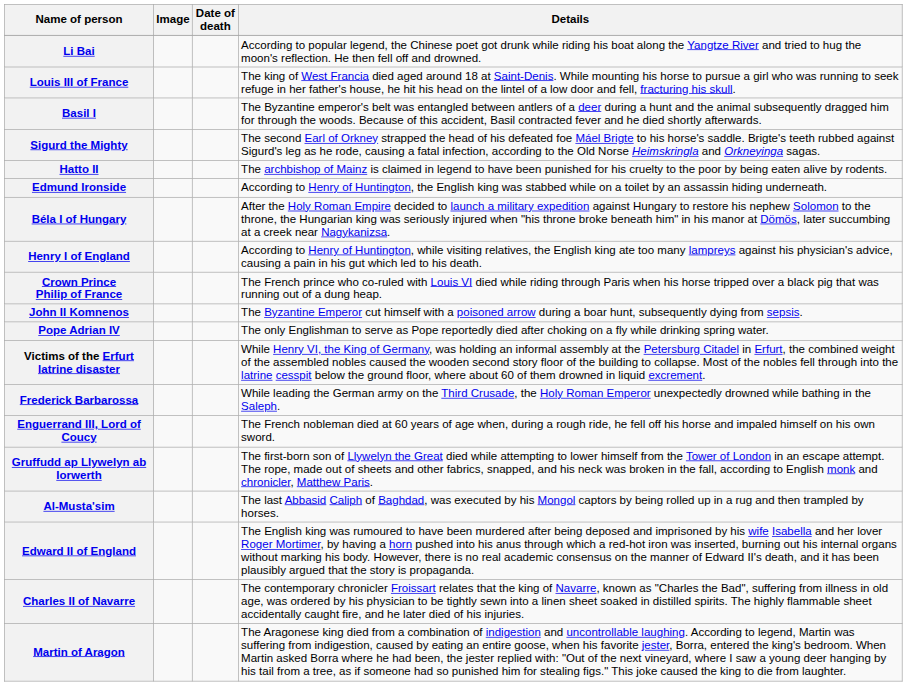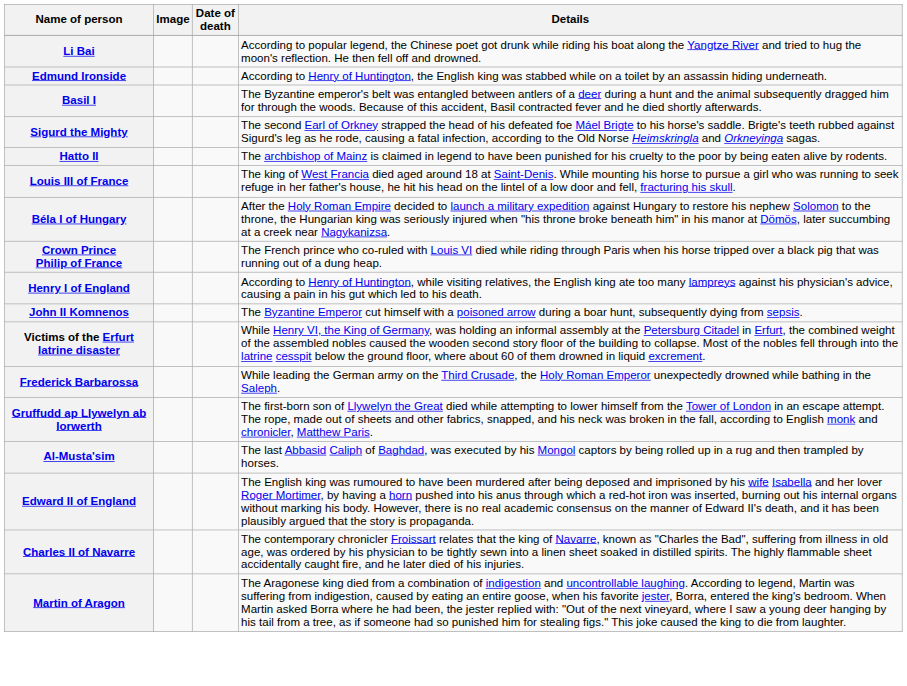rows swapped: (79, 82) <-> (79, 188)
rows swapped: (79, 288) <-> (79, 256)
- row: (79, 331)
- row: (79, 431)
